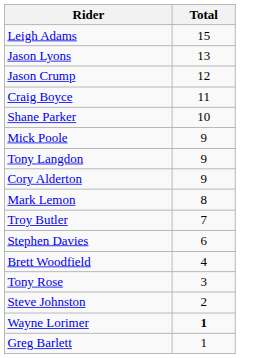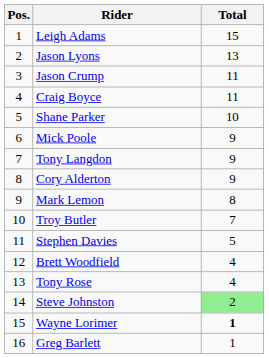+ column: (19, 14)
(204, 76) 12 -> (232, 76) 11
(204, 240) 6 -> (232, 240) 5
(204, 281) 3 -> (232, 281) 4
(204, 302) no background -> (232, 302) lightgreen background
